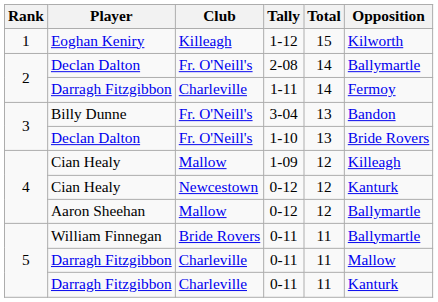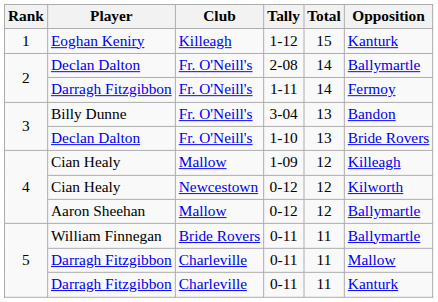(376, 41) Kilworth -> (373, 41) Kanturk
(213, 89) Charleville -> (216, 89) Fr. O'Neill's
(373, 187) Kanturk -> (376, 187) Kilworth
